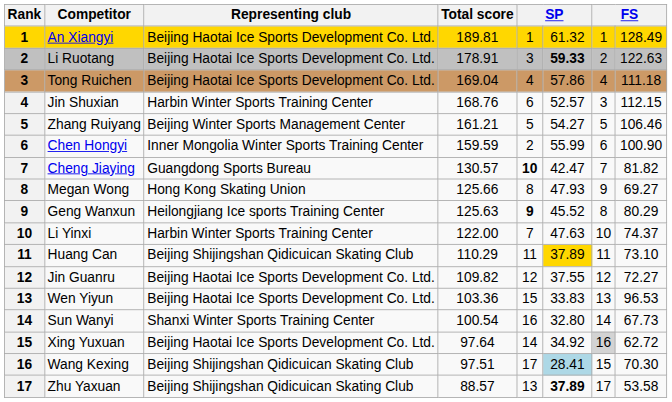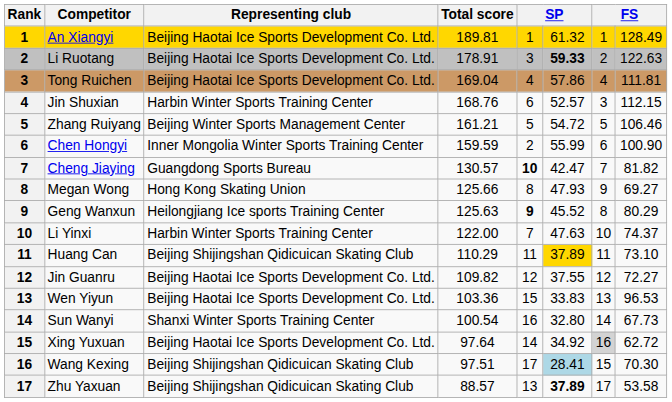(641, 80) 111.18 -> (641, 80) 111.81
(567, 124) 54.27 -> (567, 124) 54.72
